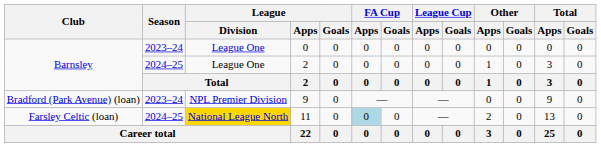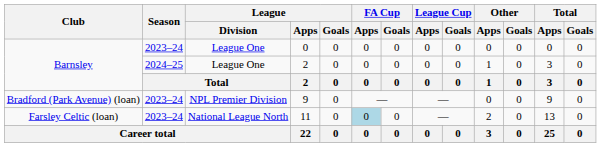(164, 116) 2024–25 -> (164, 116) 2023–24
(238, 116) gold background -> (238, 116) no background
